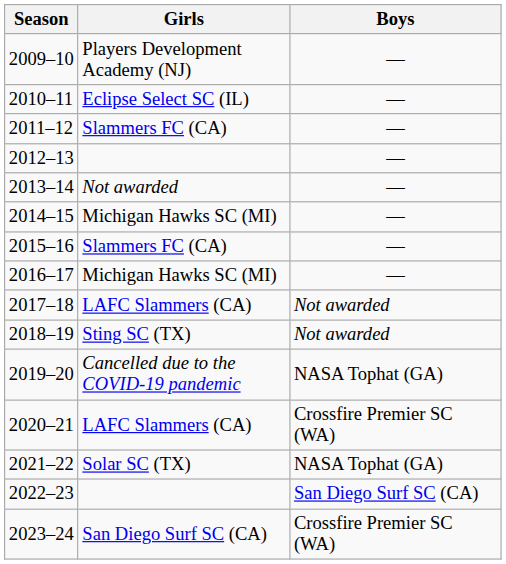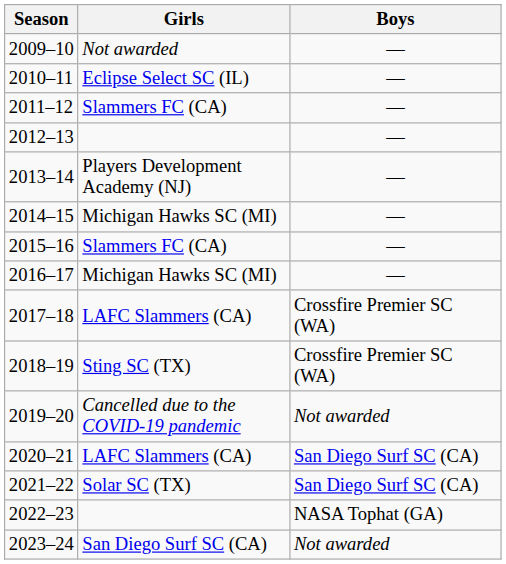(162, 59) Players Development Academy (NJ) -> (130, 48) Not awarded
(130, 187) Not awarded -> (162, 176) Players Development Academy (NJ)
(342, 305) Not awarded -> (373, 315) Crossfire Premier SC (WA)
(342, 334) Not awarded -> (373, 365) Crossfire Premier SC (WA)
(368, 374) NASA Tophat (GA) -> (342, 416) Not awarded
(373, 424) Crossfire Premier SC (WA) -> (386, 455) San Diego Surf SC (CA)
(368, 464) NASA Tophat (GA) -> (386, 485) San Diego Surf SC (CA)
(386, 493) San Diego Surf SC (CA) -> (368, 514) NASA Tophat (GA)
(373, 533) Crossfire Premier SC (WA) -> (342, 544) Not awarded
